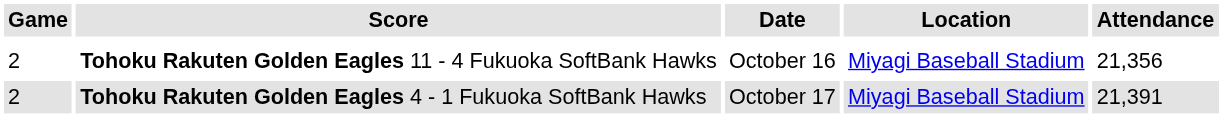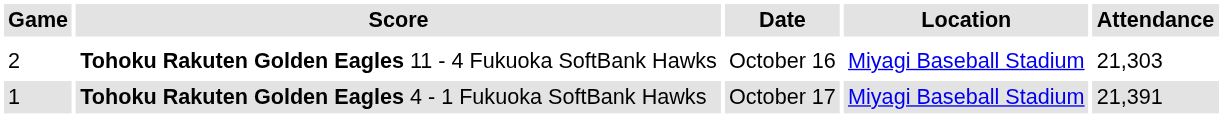(1130, 60) 21,356 -> (1130, 60) 21,303
(14, 97) 2 -> (14, 97) 1
